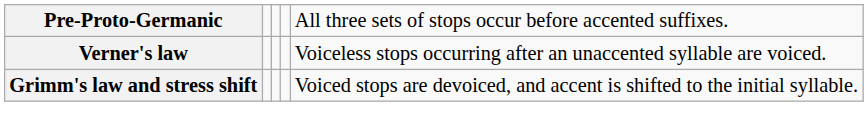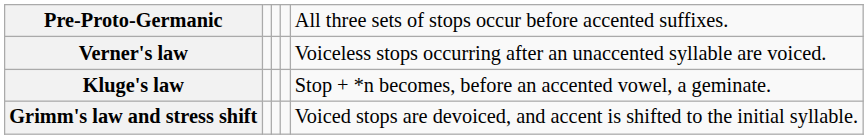+ row: (133, 85)
